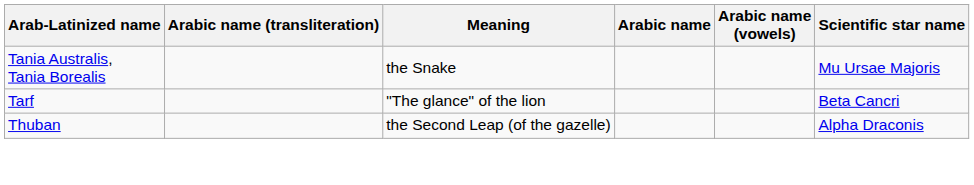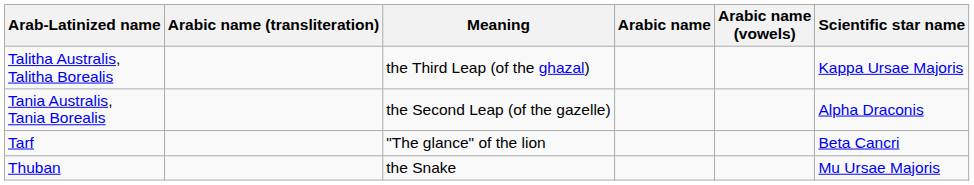+ row: (64, 67)
(421, 67) the Snake -> (498, 109) the Second Leap (of the gazelle)
(879, 67) Mu Ursae Majoris -> (871, 109) Alpha Draconis
(498, 125) the Second Leap (of the gazelle) -> (421, 167) the Snake
(871, 125) Alpha Draconis -> (879, 167) Mu Ursae Majoris
